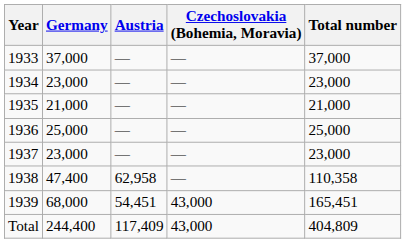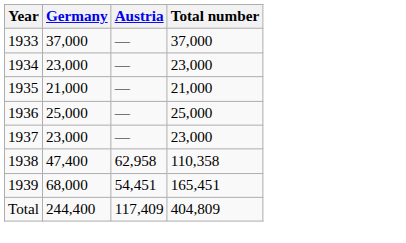- column: (236, 25)
